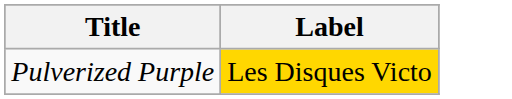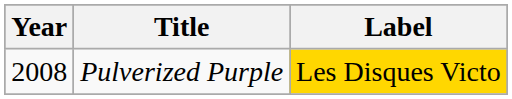+ column: (39, 26)
